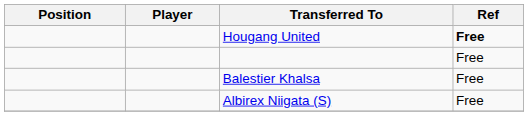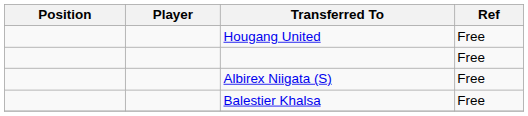(470, 36) bold -> (471, 36) normal
rows swapped: (65, 79) <-> (65, 100)
